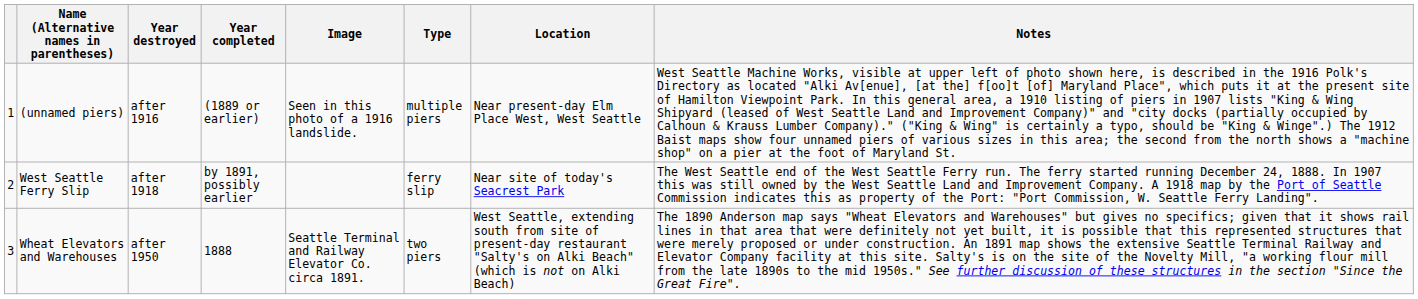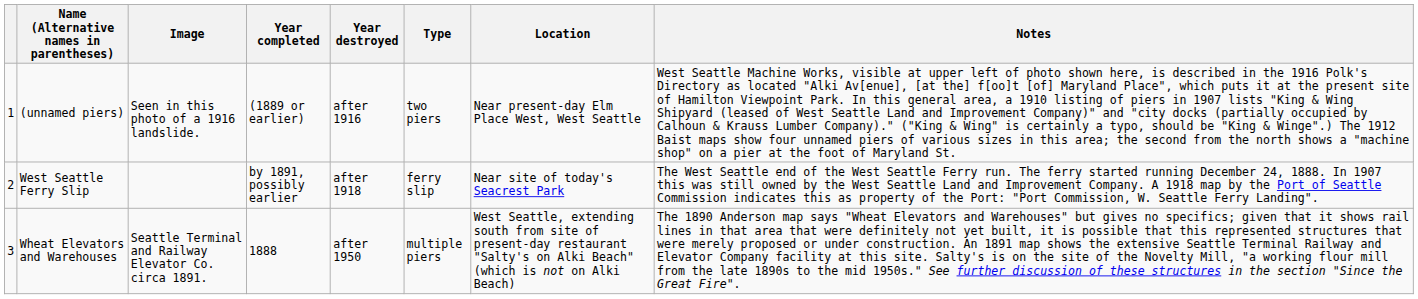columns swapped: (345, 34) <-> (165, 34)
(434, 113) multiple piers -> (424, 113) two piers
(424, 251) two piers -> (434, 251) multiple piers
